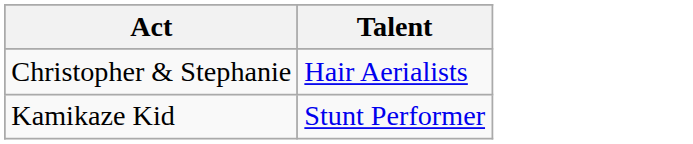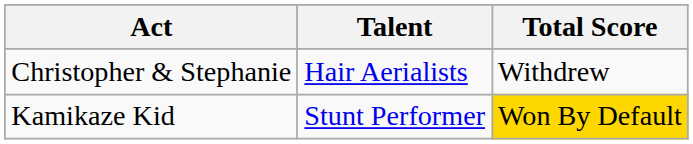+ column: (590, 26)
